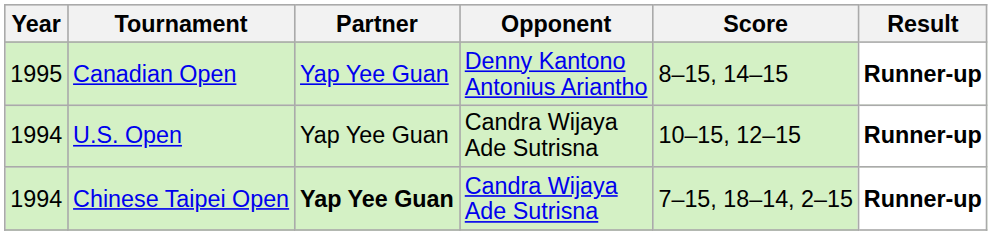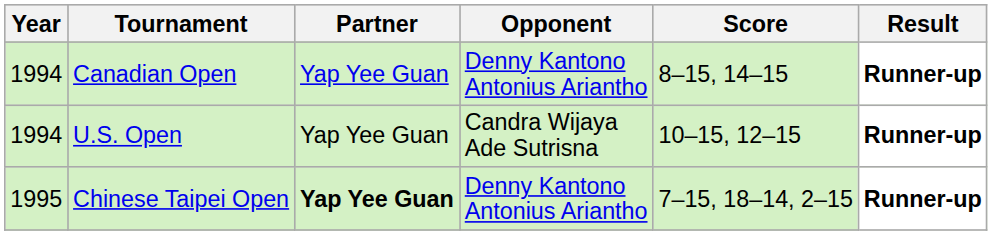(36, 73) 1995 -> (36, 73) 1994
(36, 199) 1994 -> (36, 199) 1995
(541, 199) Candra Wijaya Ade Sutrisna -> (556, 199) Denny Kantono Antonius Ariantho
